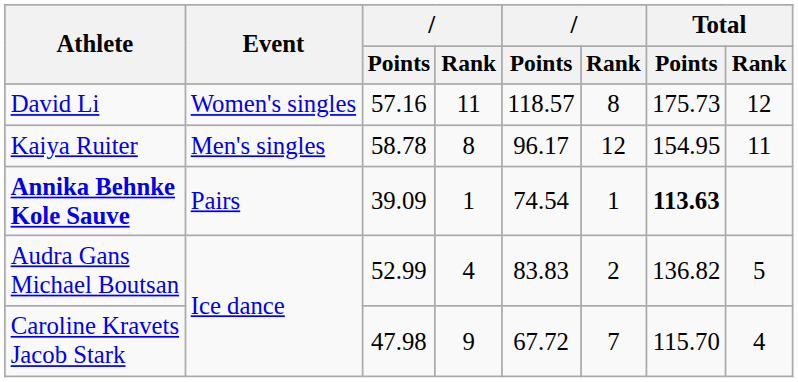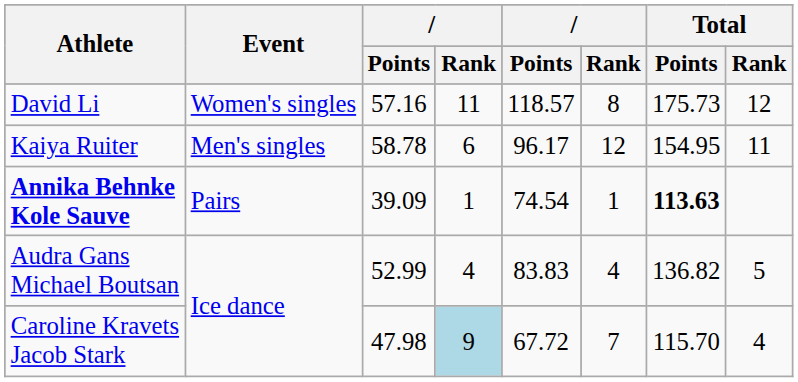(469, 145) 8 -> (469, 145) 6
(613, 271) 2 -> (613, 271) 4
(469, 341) no background -> (469, 341) lightblue background
